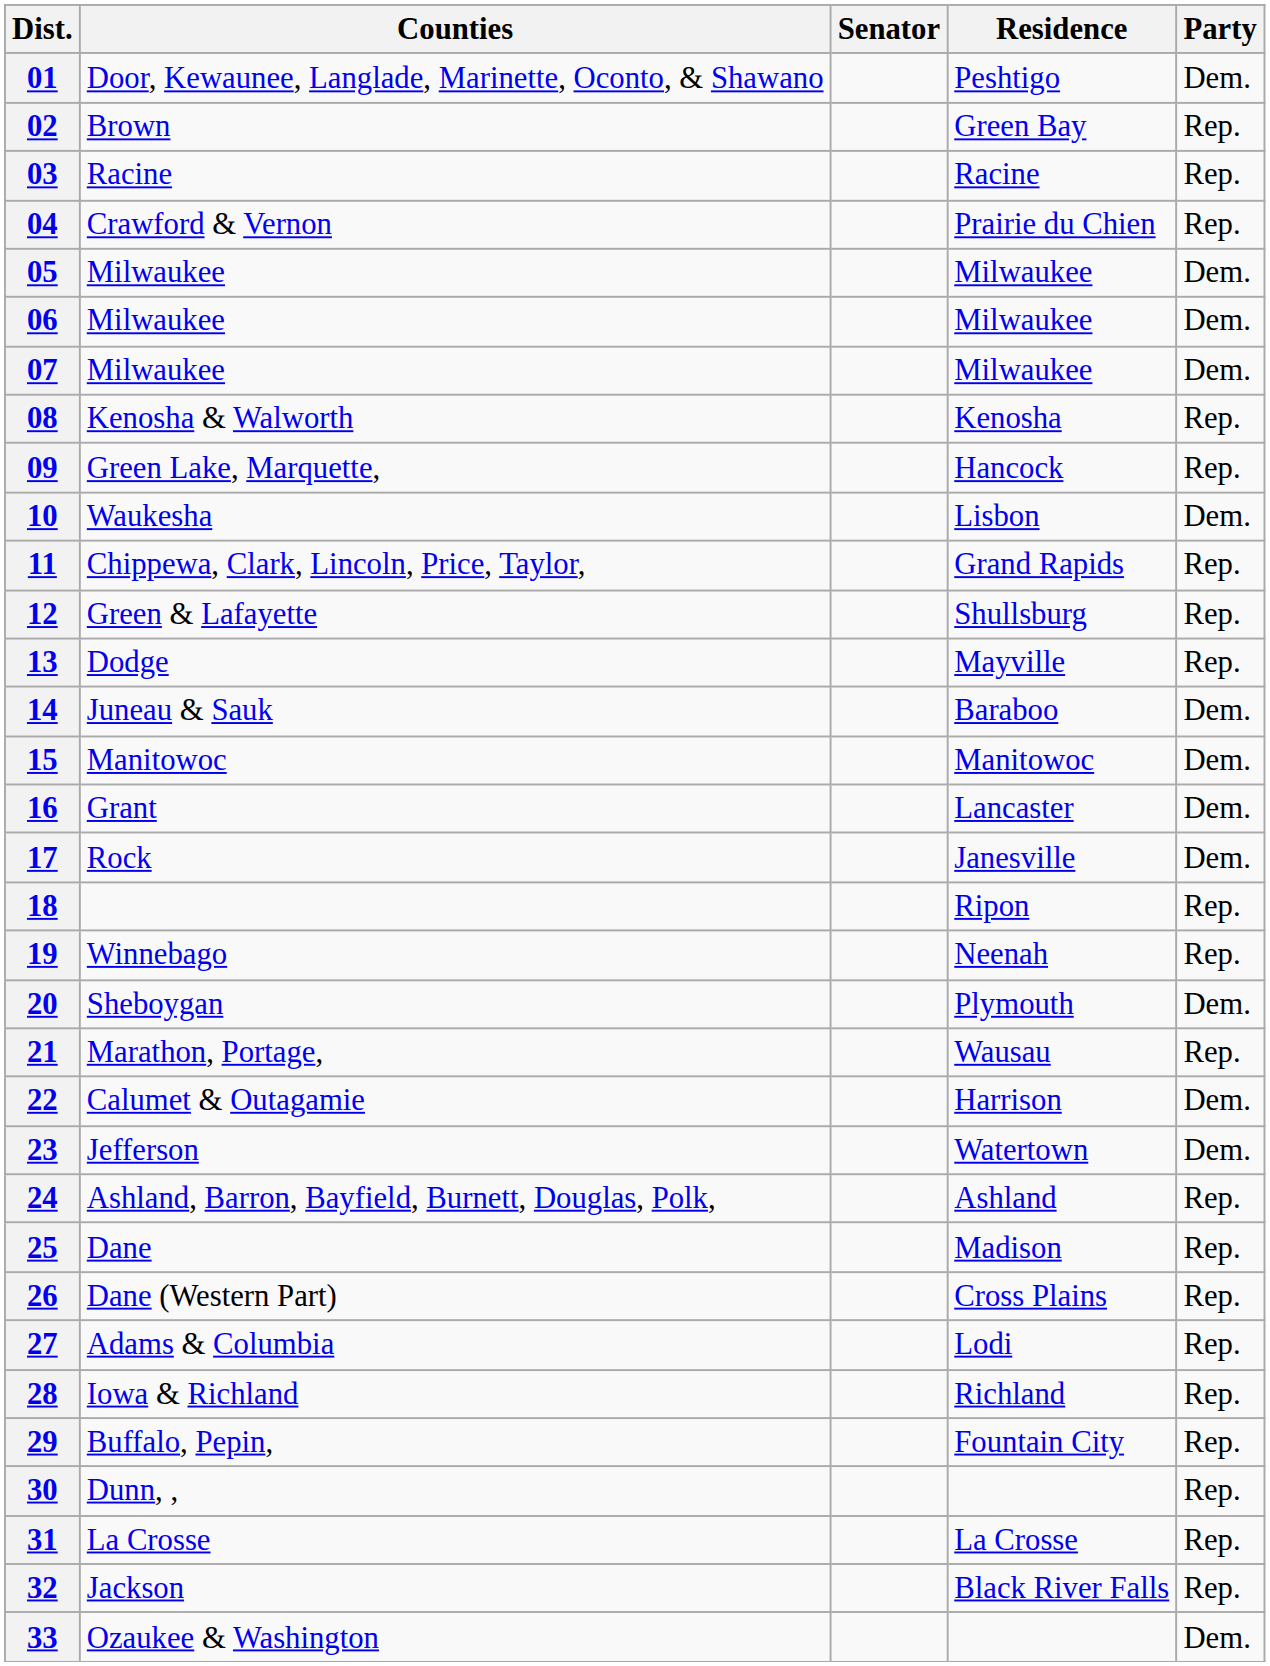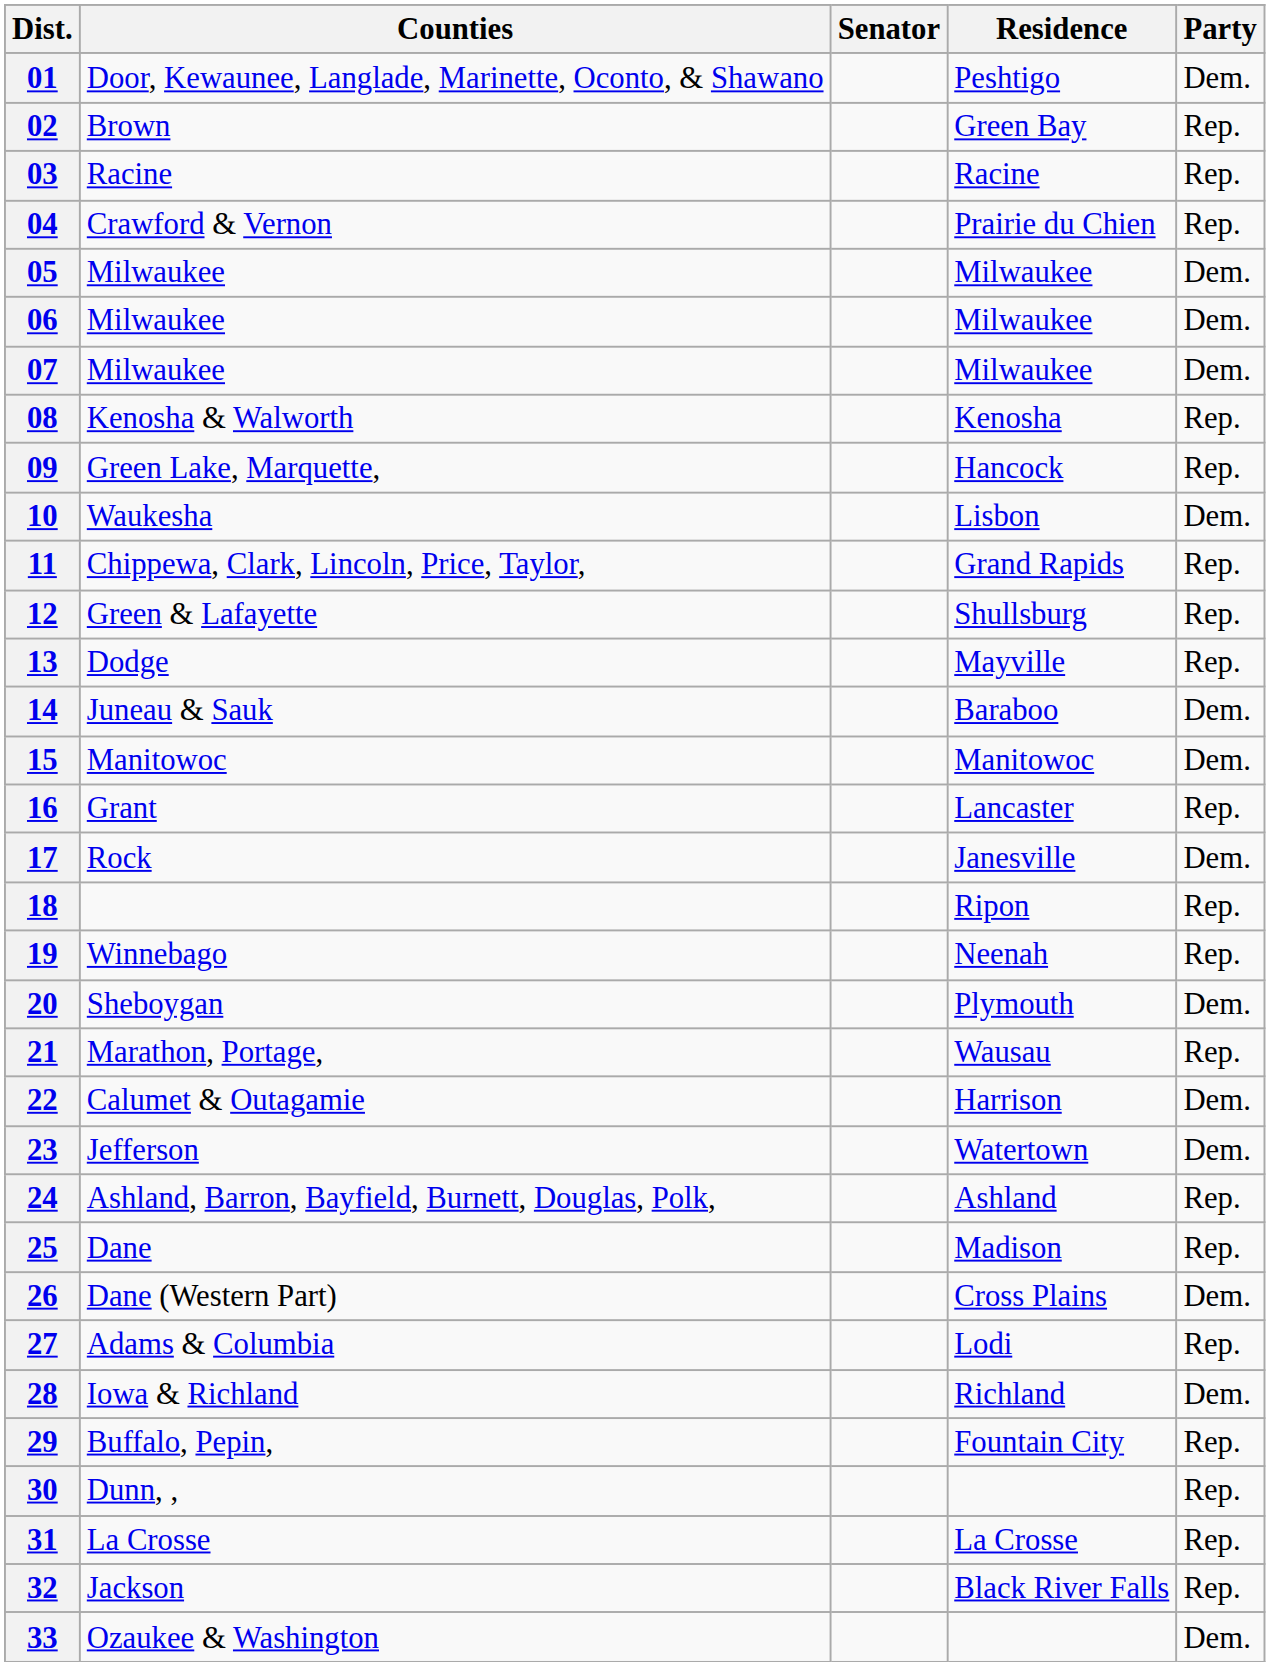(1217, 808) Dem. -> (1212, 808) Rep.
(1212, 1295) Rep. -> (1217, 1295) Dem.
(1212, 1393) Rep. -> (1217, 1393) Dem.
